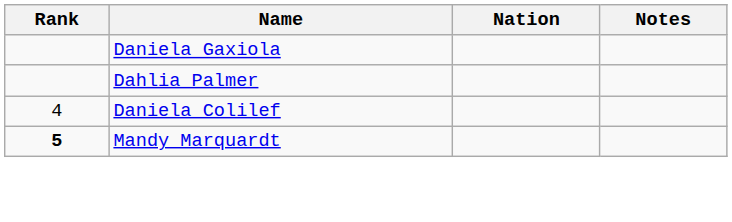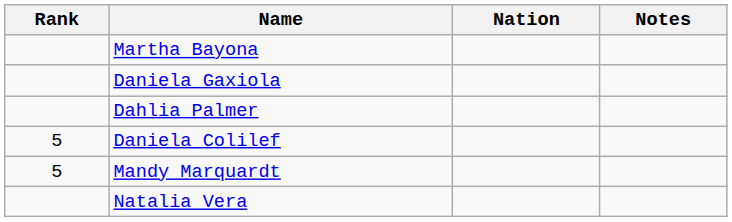+ row: (186, 50)
(57, 111) 4 -> (57, 141) 5
(57, 141) bold -> (57, 171) normal
+ row: (180, 202)
